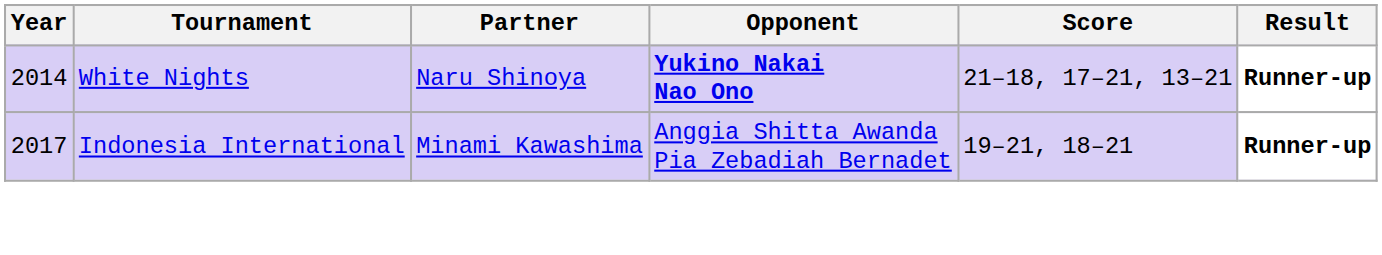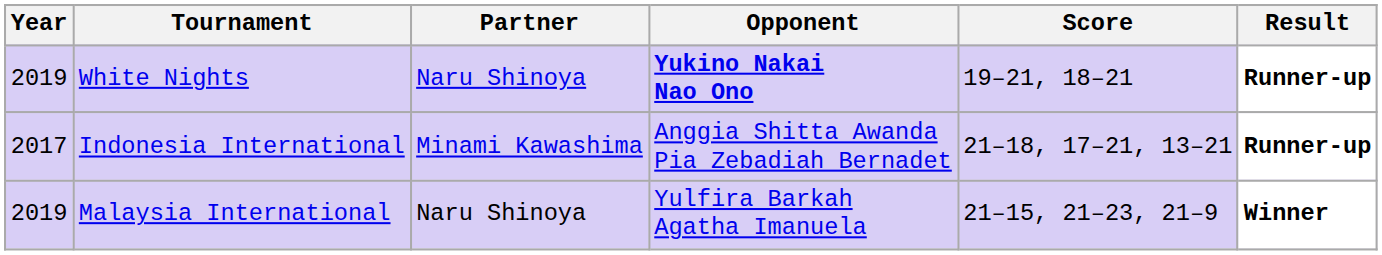(39, 78) 2014 -> (39, 78) 2019
(1098, 78) 21–18, 17–21, 13–21 -> (1048, 78) 19–21, 18–21
(1048, 146) 19–21, 18–21 -> (1098, 146) 21–18, 17–21, 13–21
+ row: (235, 214)
